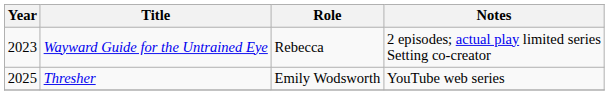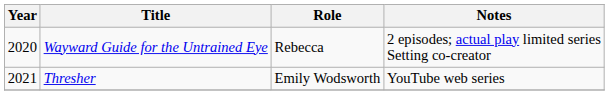(22, 47) 2023 -> (22, 47) 2020
(22, 78) 2025 -> (22, 78) 2021
